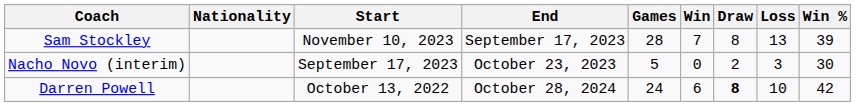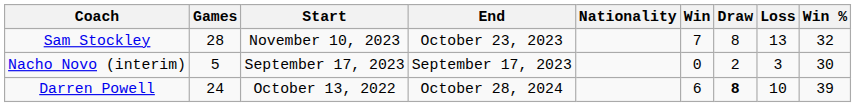columns swapped: (242, 17) <-> (654, 17)
(545, 41) September 17, 2023 -> (492, 41) October 23, 2023
(825, 41) 39 -> (825, 41) 32
(545, 65) October 23, 2023 -> (492, 65) September 17, 2023
(825, 89) 42 -> (825, 89) 39
